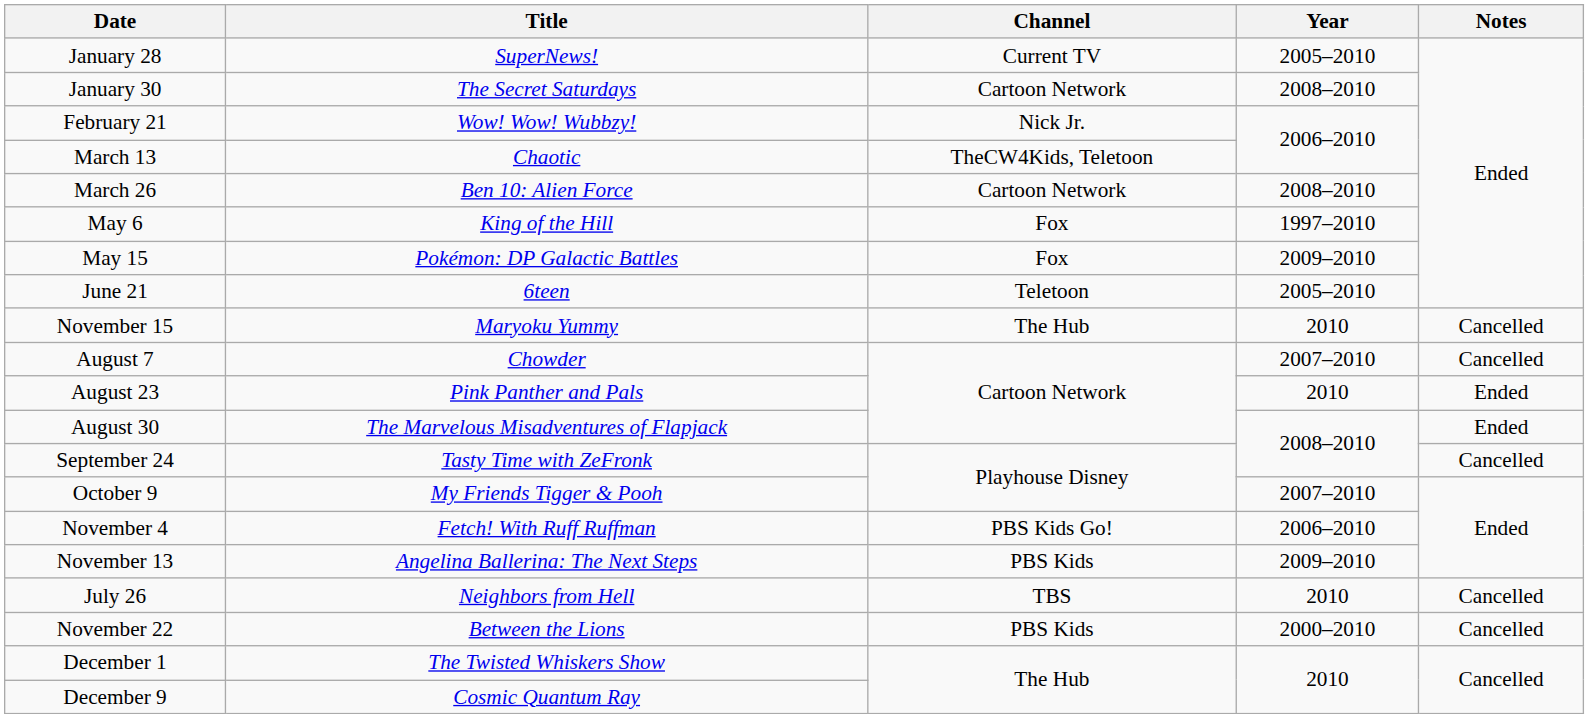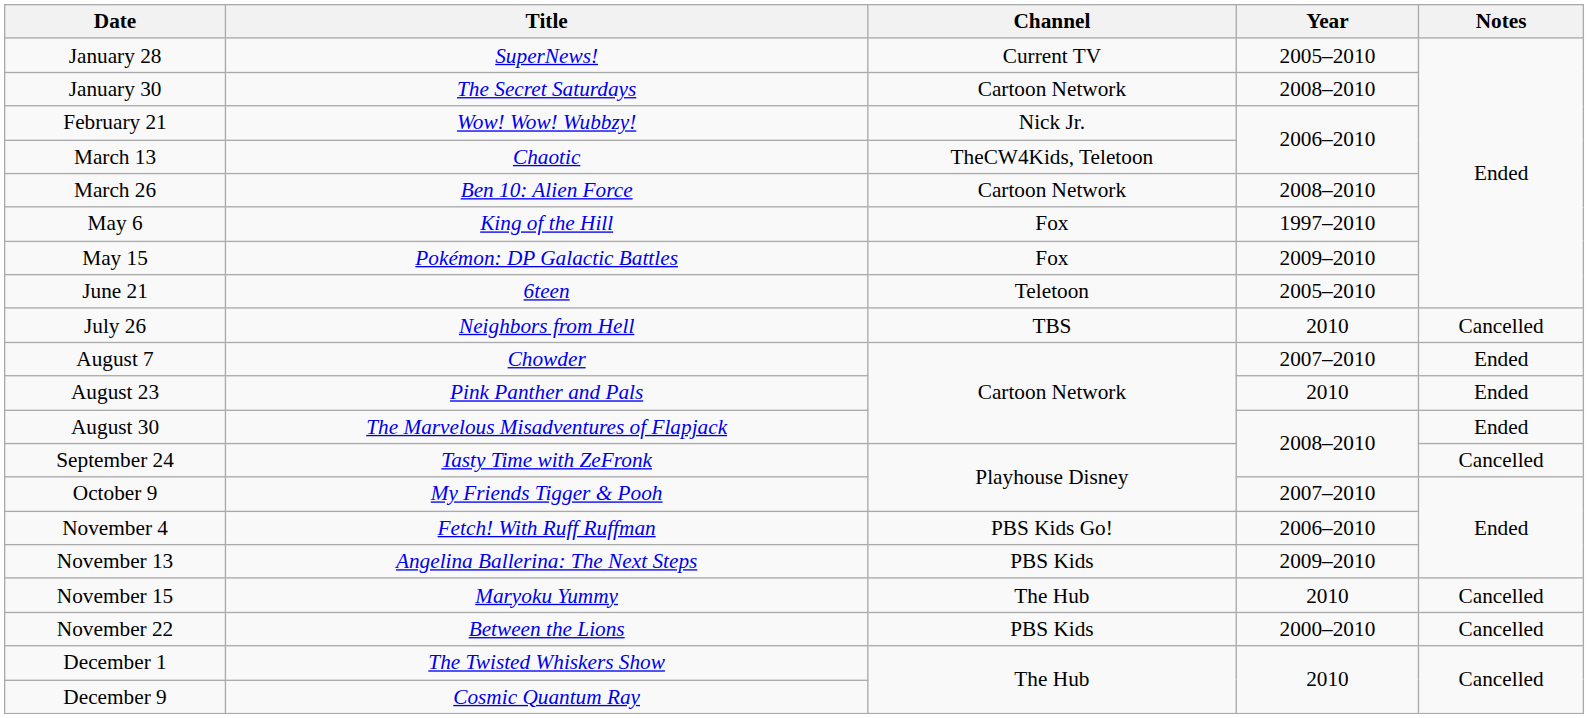rows swapped: (115, 595) <-> (115, 325)
(1501, 358) Cancelled -> (1501, 358) Ended
